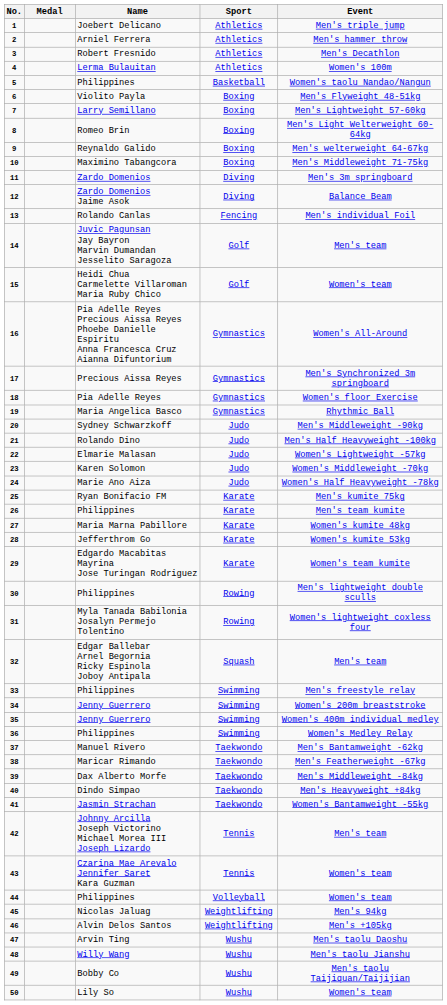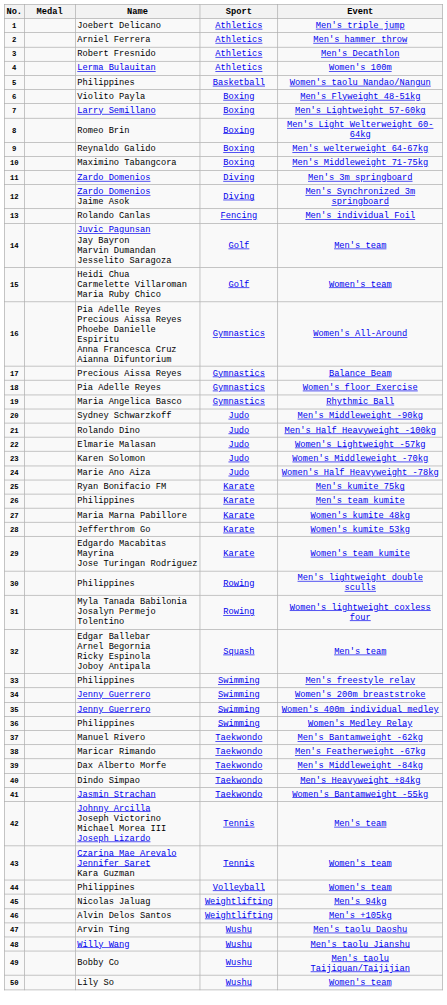(360, 197) Balance Beam -> (360, 197) Men's Synchronized 3m springboard
(360, 378) Men's Synchronized 3m springboard -> (360, 373) Balance Beam
